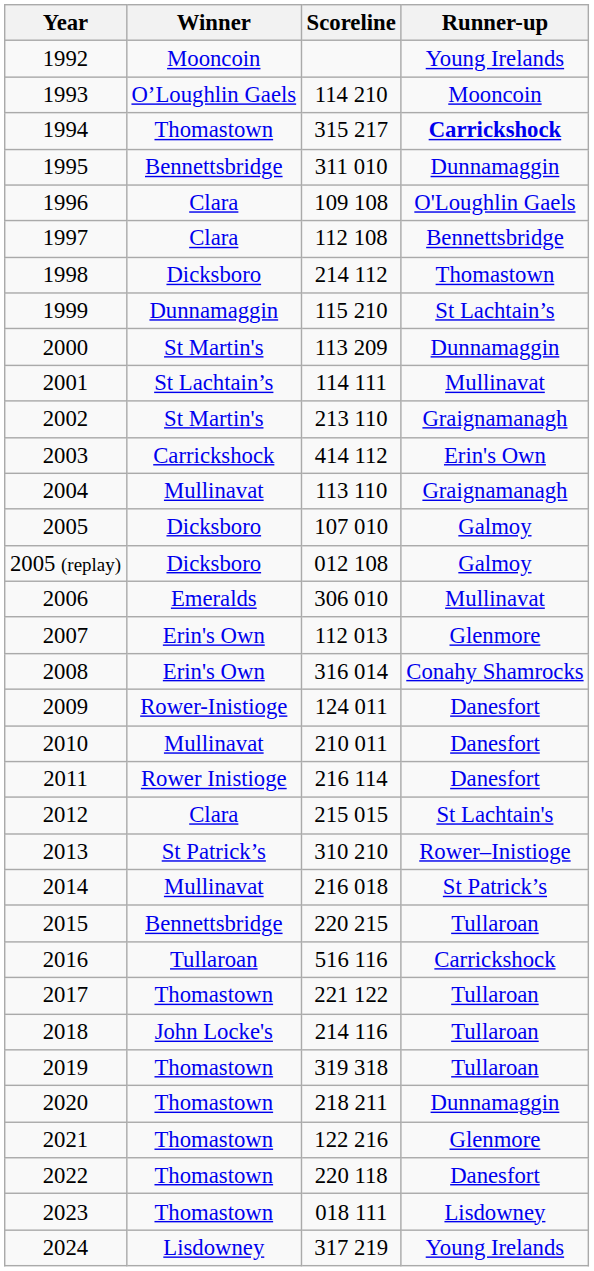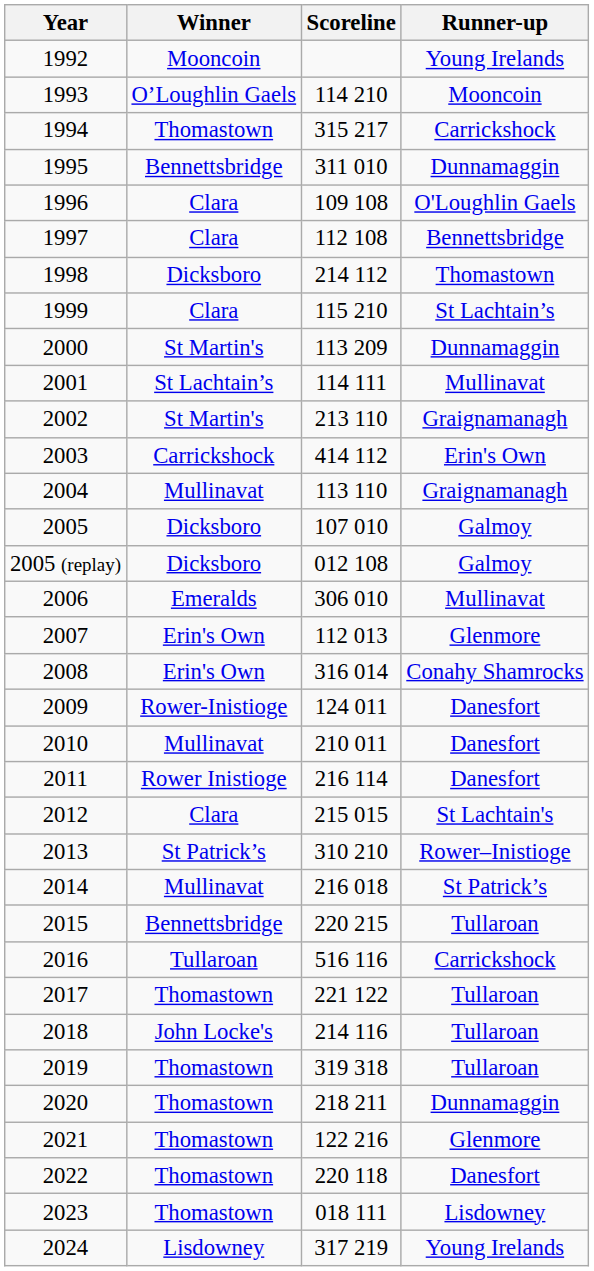(495, 130) bold -> (495, 130) normal
(214, 310) Dunnamaggin -> (214, 310) Clara
